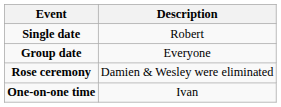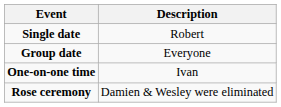rows swapped: (51, 92) <-> (51, 72)
